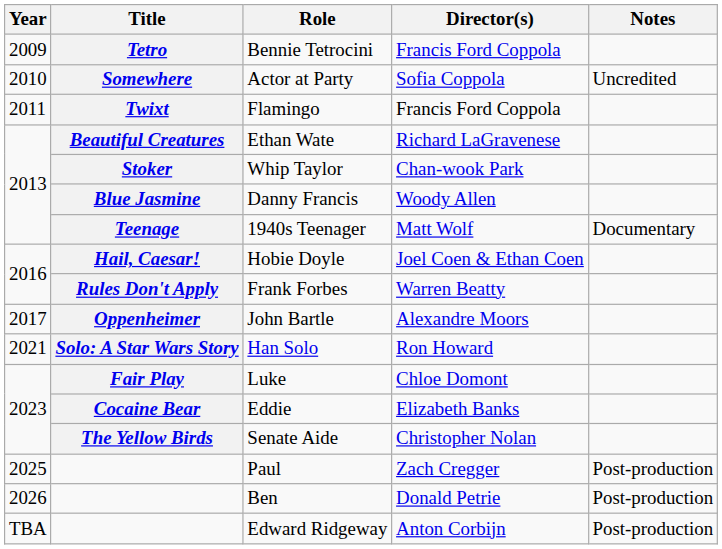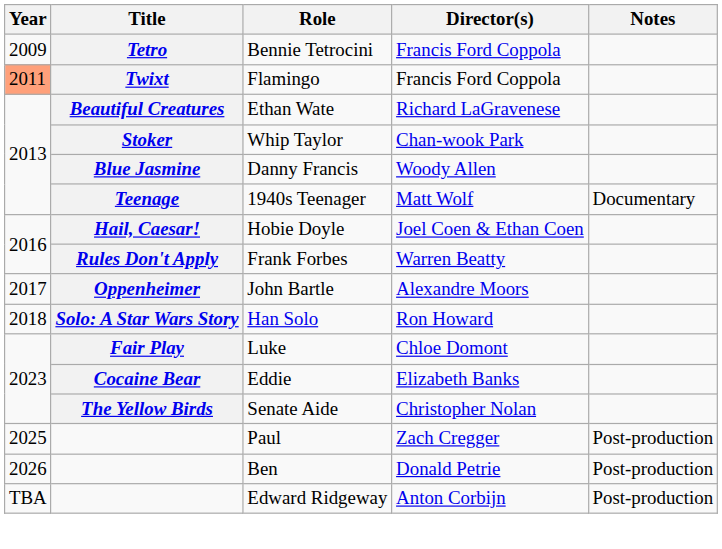- row: (300, 79)
(27, 109) no background -> (27, 79) lightsalmon background
(28, 348) 2021 -> (28, 318) 2018
